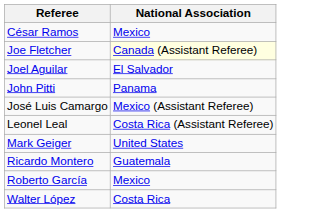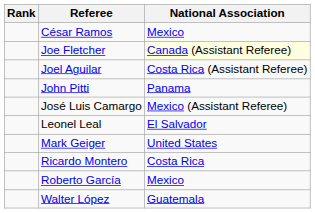+ column: (21, 13)
(143, 69) El Salvador -> (227, 69) Costa Rica (Assistant Referee)
(193, 124) Costa Rica (Assistant Referee) -> (177, 124) El Salvador
(142, 161) Guatemala -> (176, 161) Costa Rica
(142, 198) Costa Rica -> (176, 198) Guatemala
